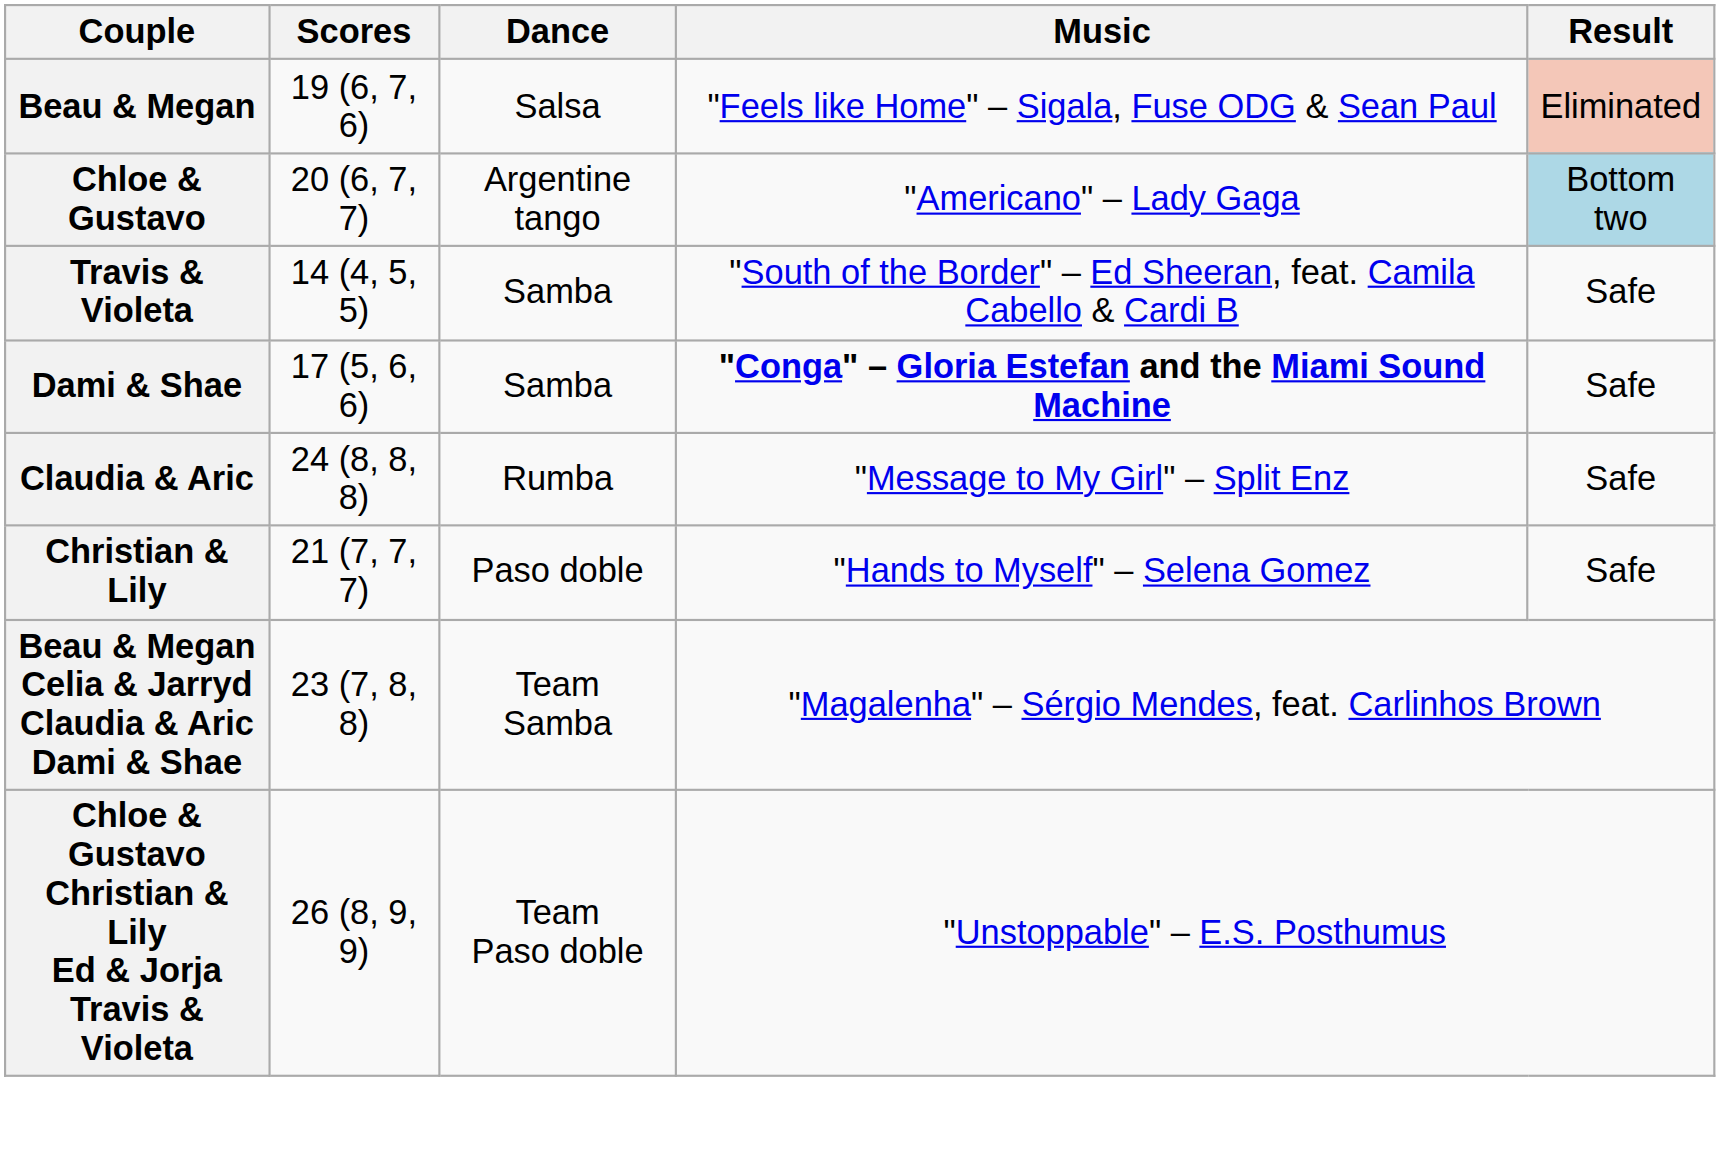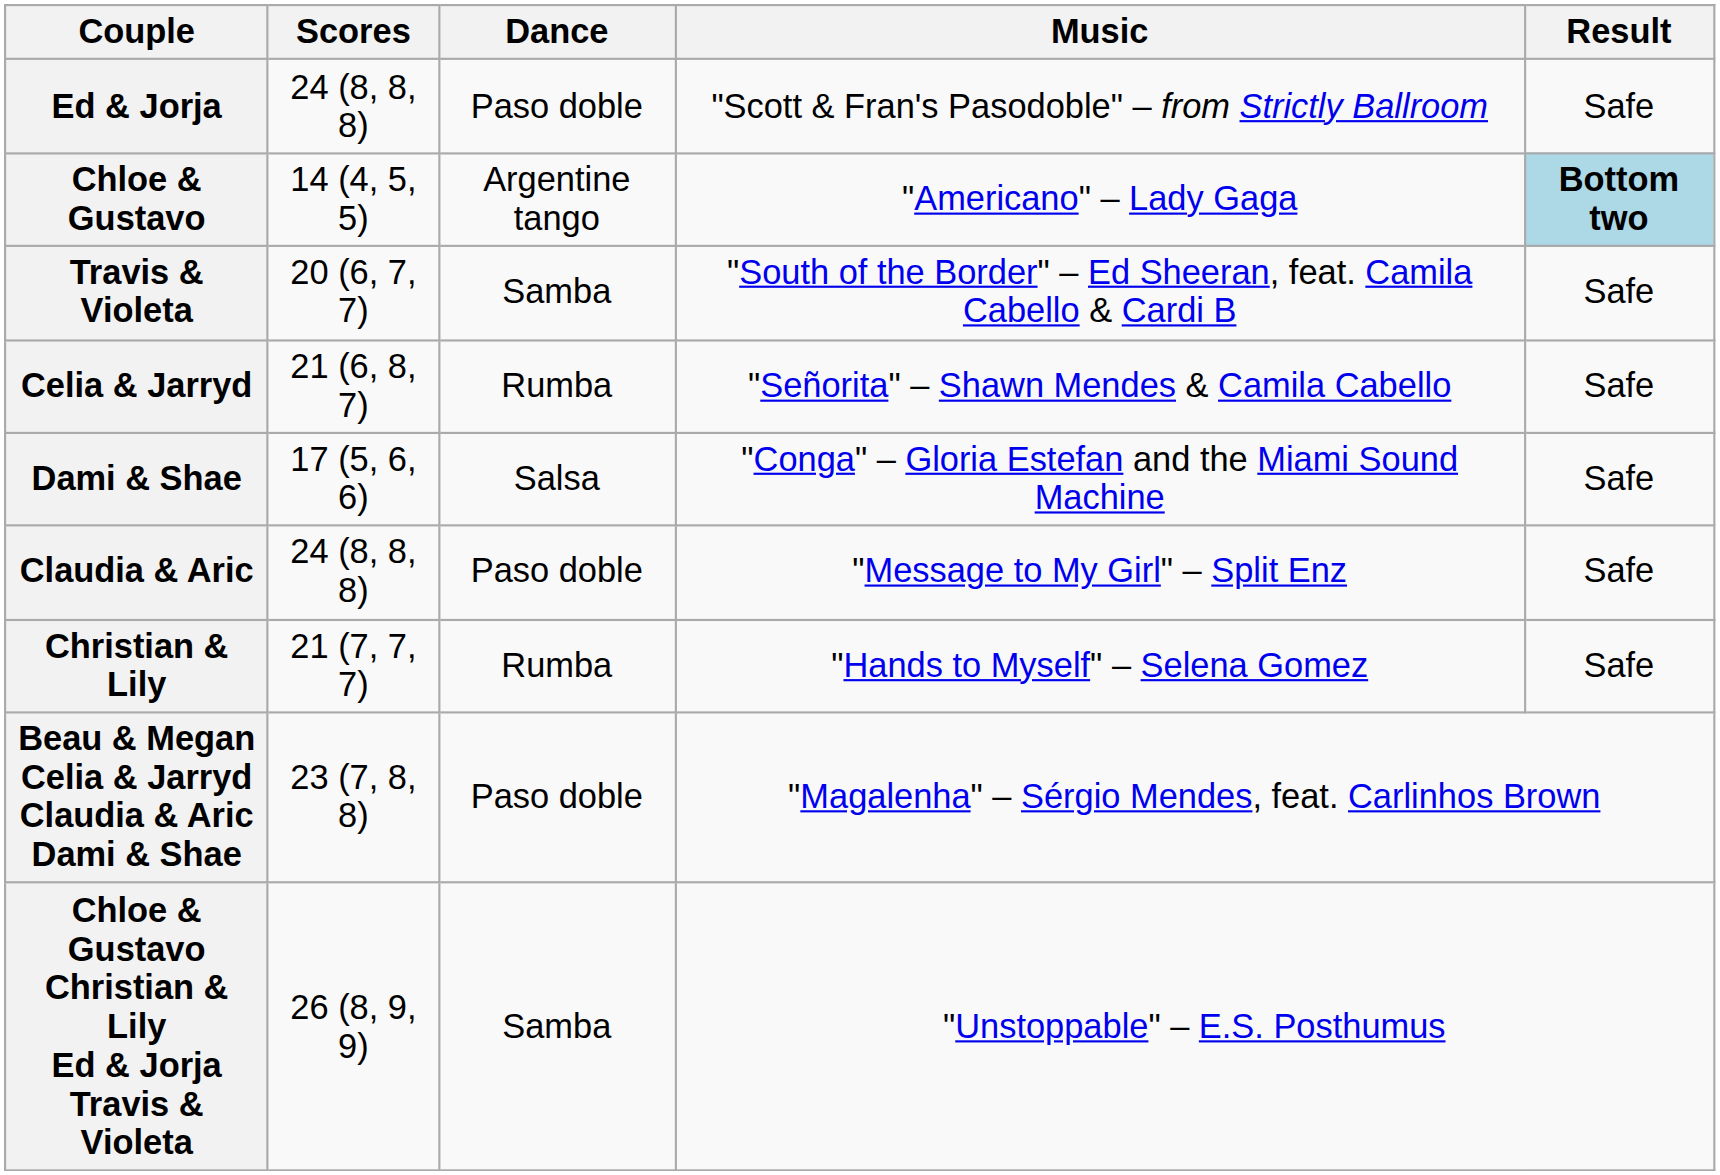- row: (137, 105)
+ row: (137, 105)
(354, 198) 20 (6, 7, 7) -> (353, 198) 14 (4, 5, 5)
(1621, 198) normal -> (1619, 198) bold
(354, 292) 14 (4, 5, 5) -> (353, 292) 20 (6, 7, 7)
+ row: (137, 385)
(558, 385) Samba -> (557, 478) Salsa
(1102, 385) bold -> (1100, 478) normal
(558, 478) Rumba -> (557, 571) Paso doble
(558, 571) Paso doble -> (557, 665) Rumba
(558, 703) Team Samba -> (557, 797) Paso doble
(558, 932) Team Paso doble -> (557, 1025) Samba
